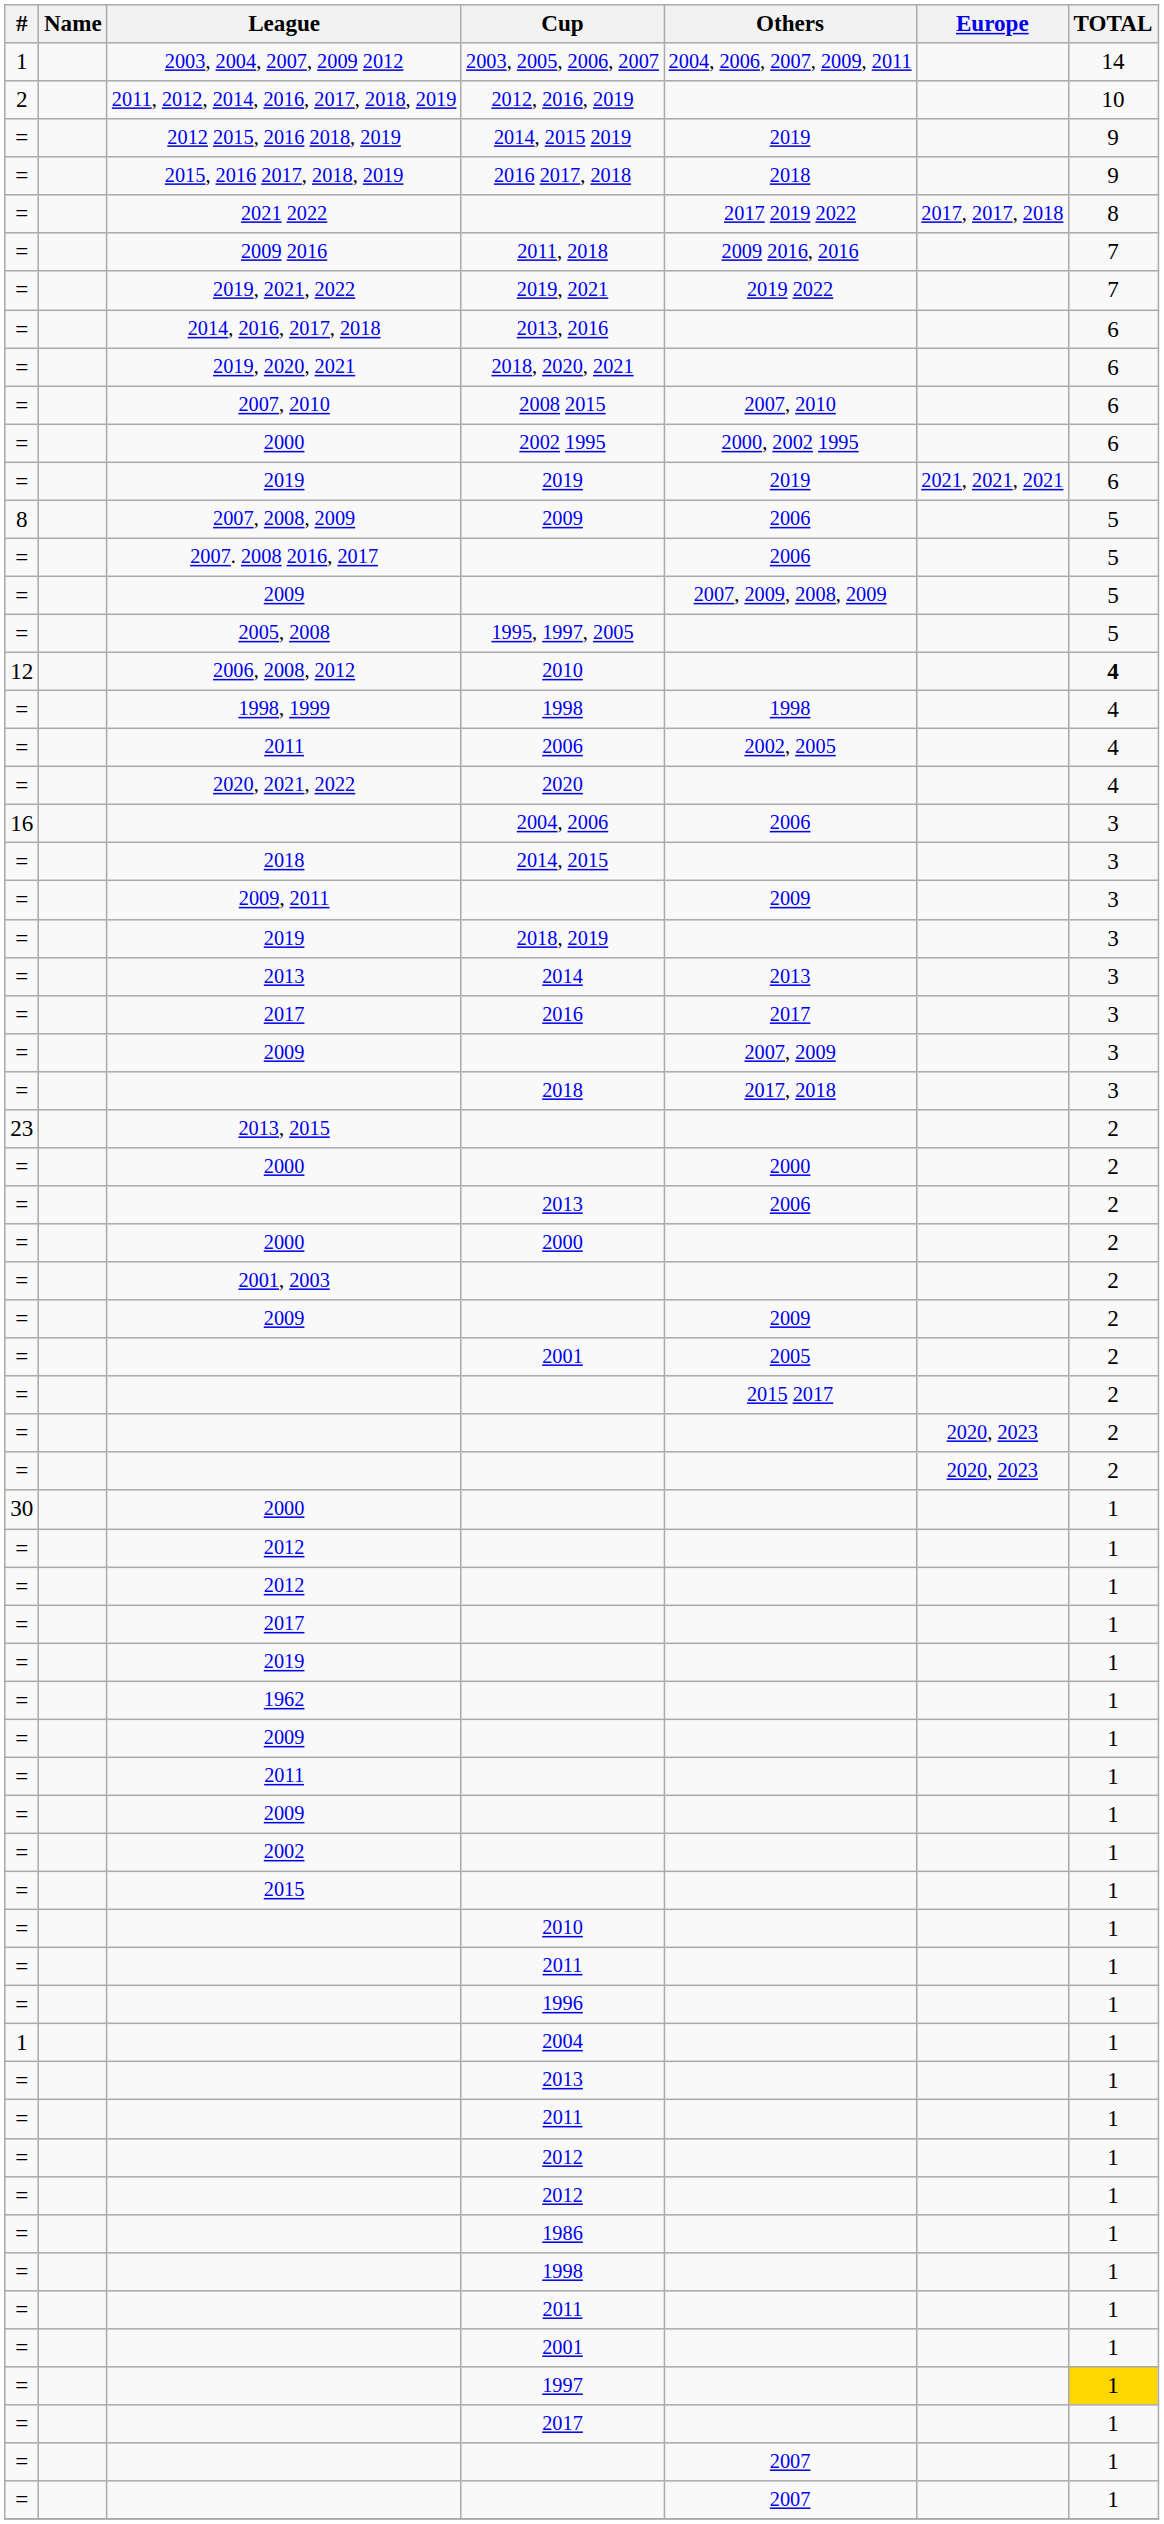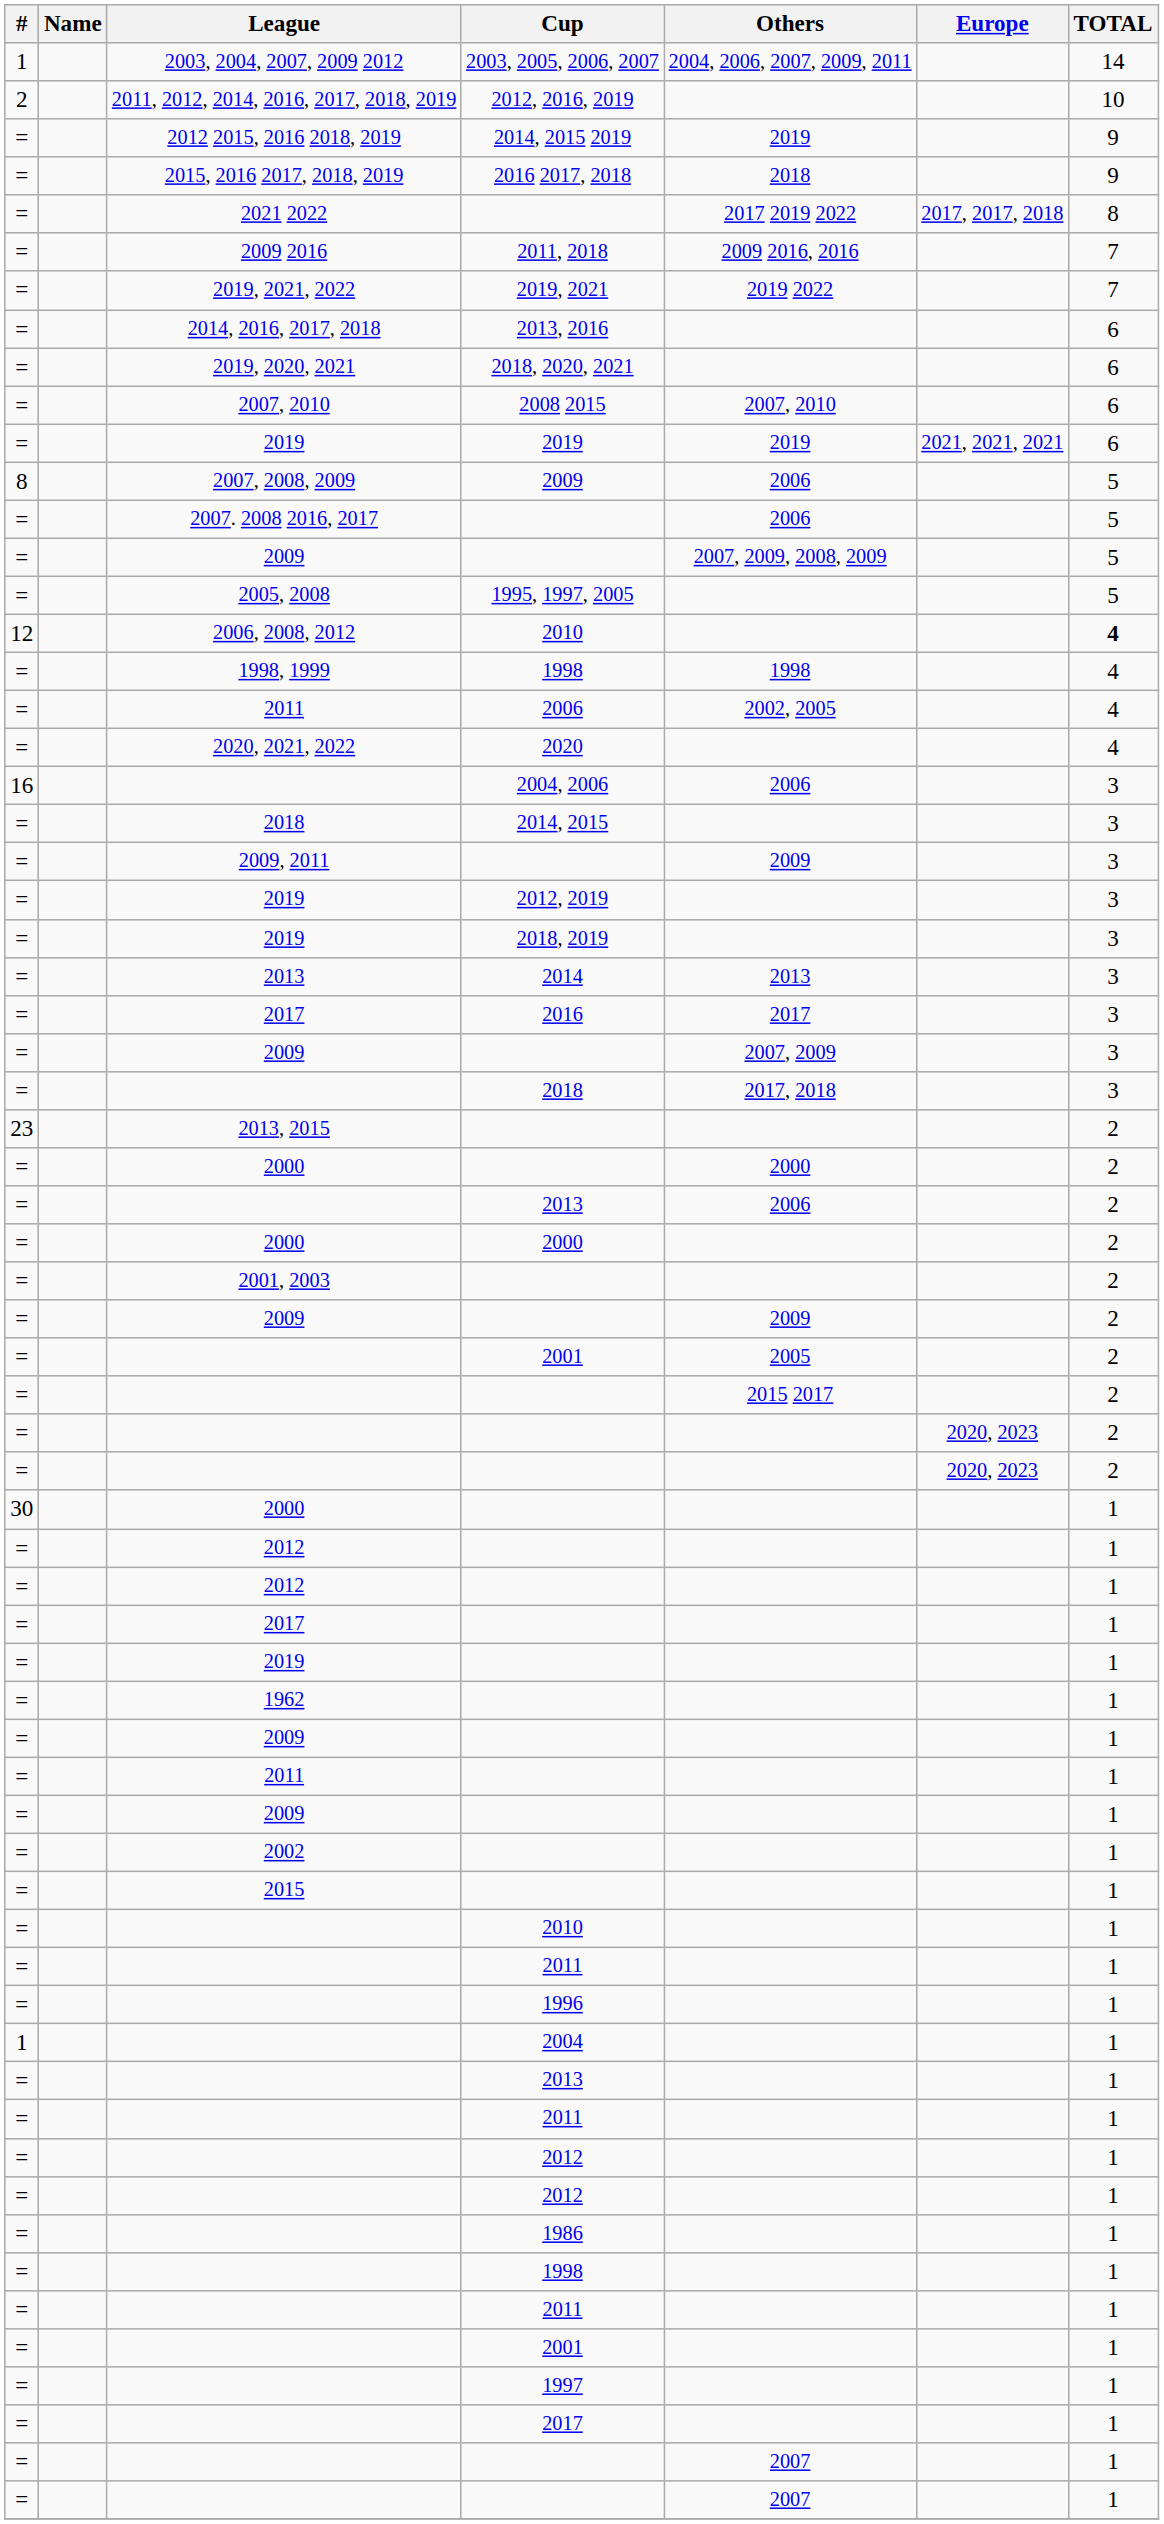- row: (284, 442)
+ row: (284, 899)
(1113, 2385) gold background -> (1113, 2385) no background
